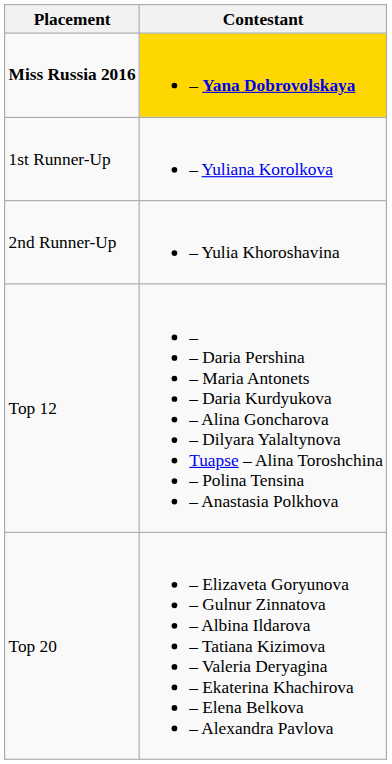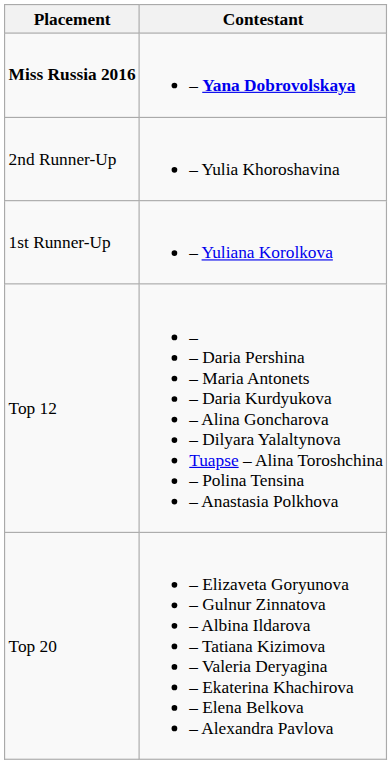(263, 85) gold background -> (263, 85) no background
rows swapped: (60, 158) <-> (63, 242)
